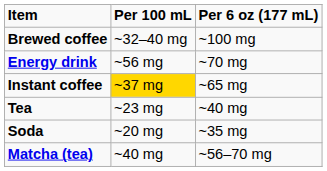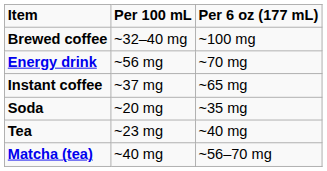(139, 85) gold background -> (139, 85) no background
rows swapped: (20, 108) <-> (26, 131)
